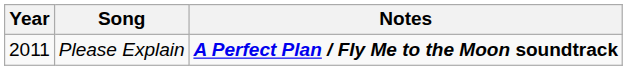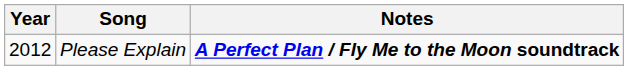(29, 49) 2011 -> (30, 49) 2012
